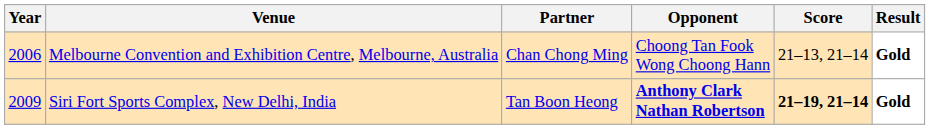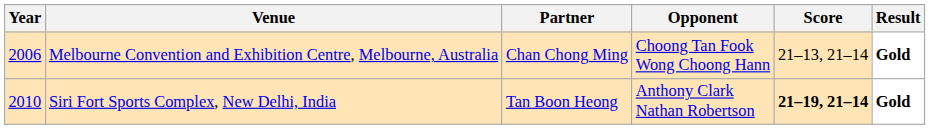(25, 101) 2009 -> (25, 101) 2010
(700, 101) bold -> (695, 101) normal
